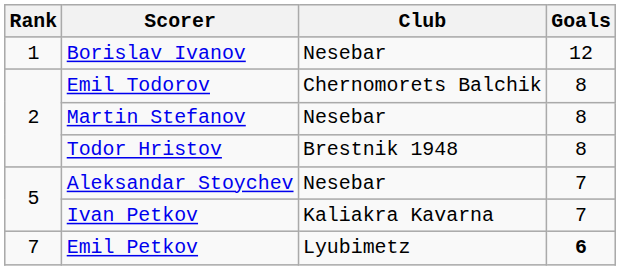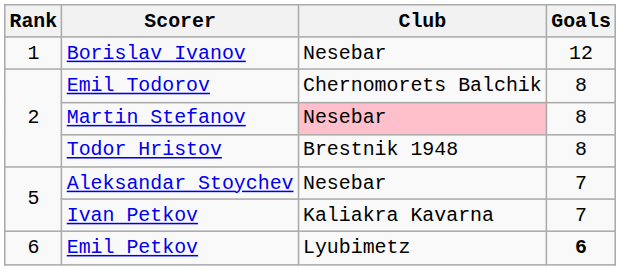(345, 118) no background -> (345, 118) pink background
(33, 248) 7 -> (33, 248) 6
